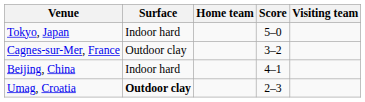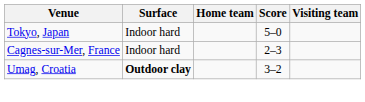(156, 50) Outdoor clay -> (153, 50) Indoor hard
(273, 50) 3–2 -> (273, 50) 2–3
- row: (41, 69)
(273, 87) 2–3 -> (273, 69) 3–2
